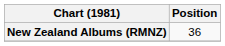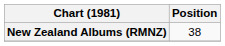(195, 31) 36 -> (195, 31) 38
